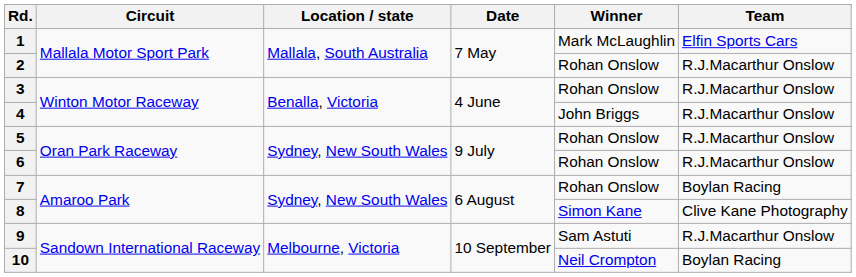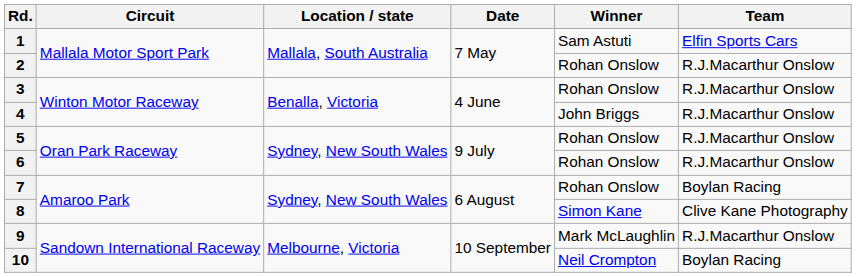(617, 41) Mark McLaughlin -> (595, 41) Sam Astuti
(595, 235) Sam Astuti -> (617, 235) Mark McLaughlin
